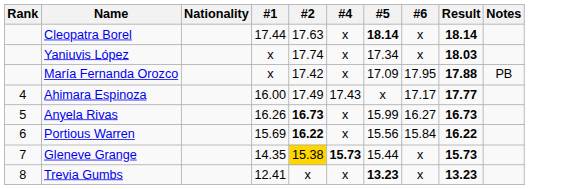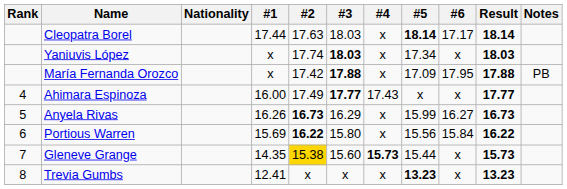+ column: (345, 14)
(420, 34) x -> (458, 34) 17.17
(420, 94) 17.17 -> (458, 94) x
